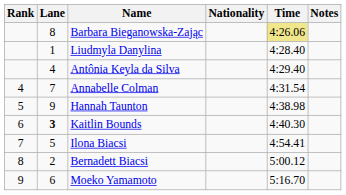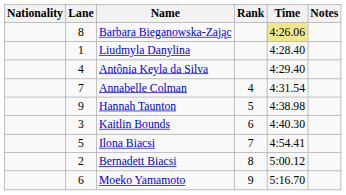columns swapped: (21, 13) <-> (236, 13)
(52, 124) bold -> (81, 124) normal
